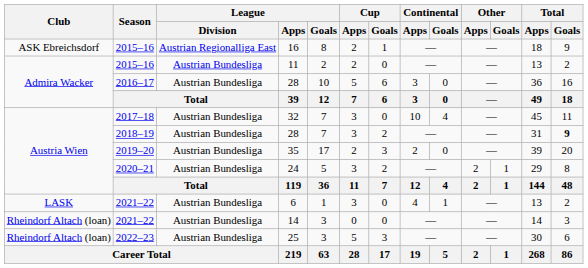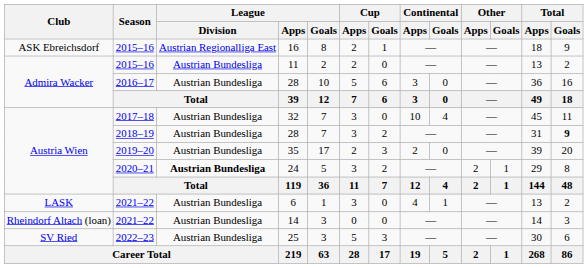(218, 168) normal -> (218, 168) bold
(59, 237) Rheindorf Altach (loan) -> (59, 237) SV Ried
